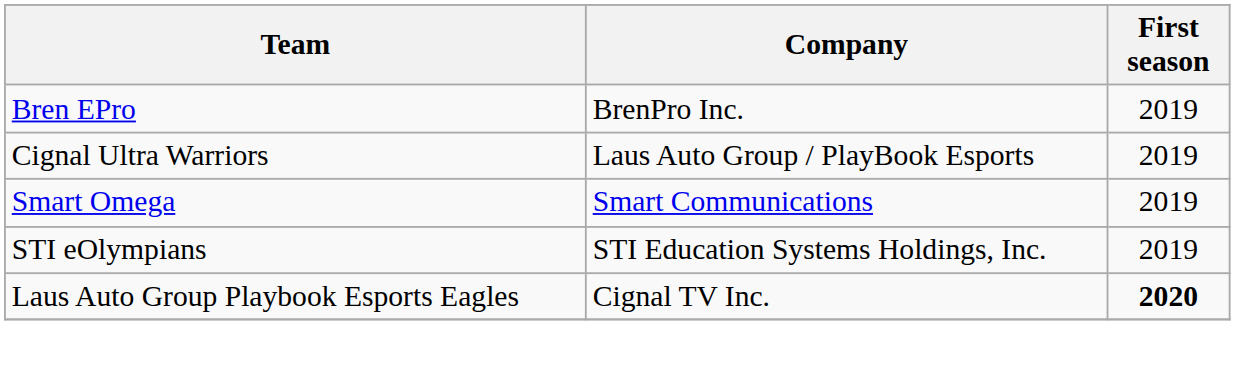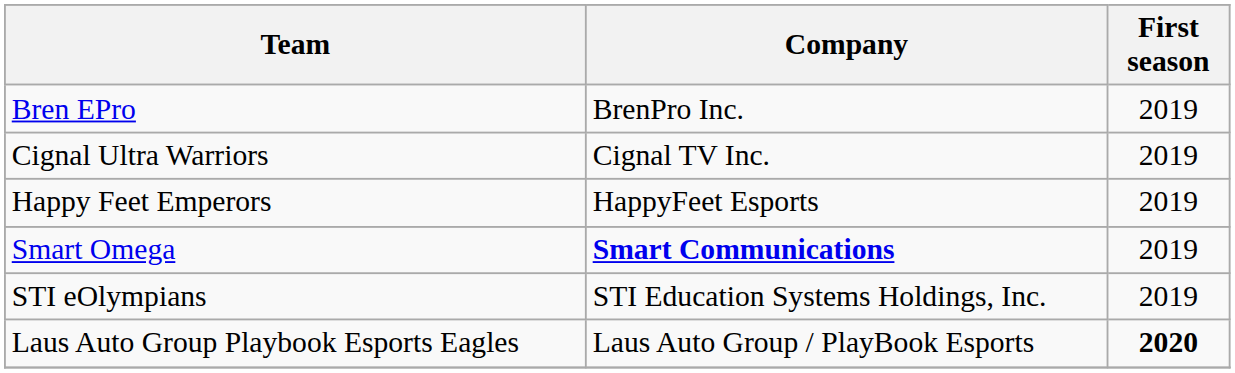(813, 155) Laus Auto Group / PlayBook Esports -> (681, 155) Cignal TV Inc.
+ row: (142, 202)
(733, 202) normal -> (744, 249) bold
(681, 295) Cignal TV Inc. -> (813, 342) Laus Auto Group / PlayBook Esports
